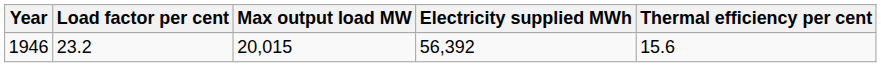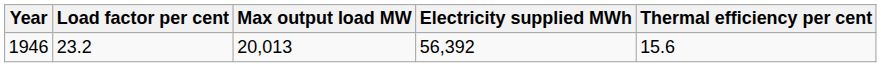(265, 47) 20,015 -> (265, 47) 20,013
